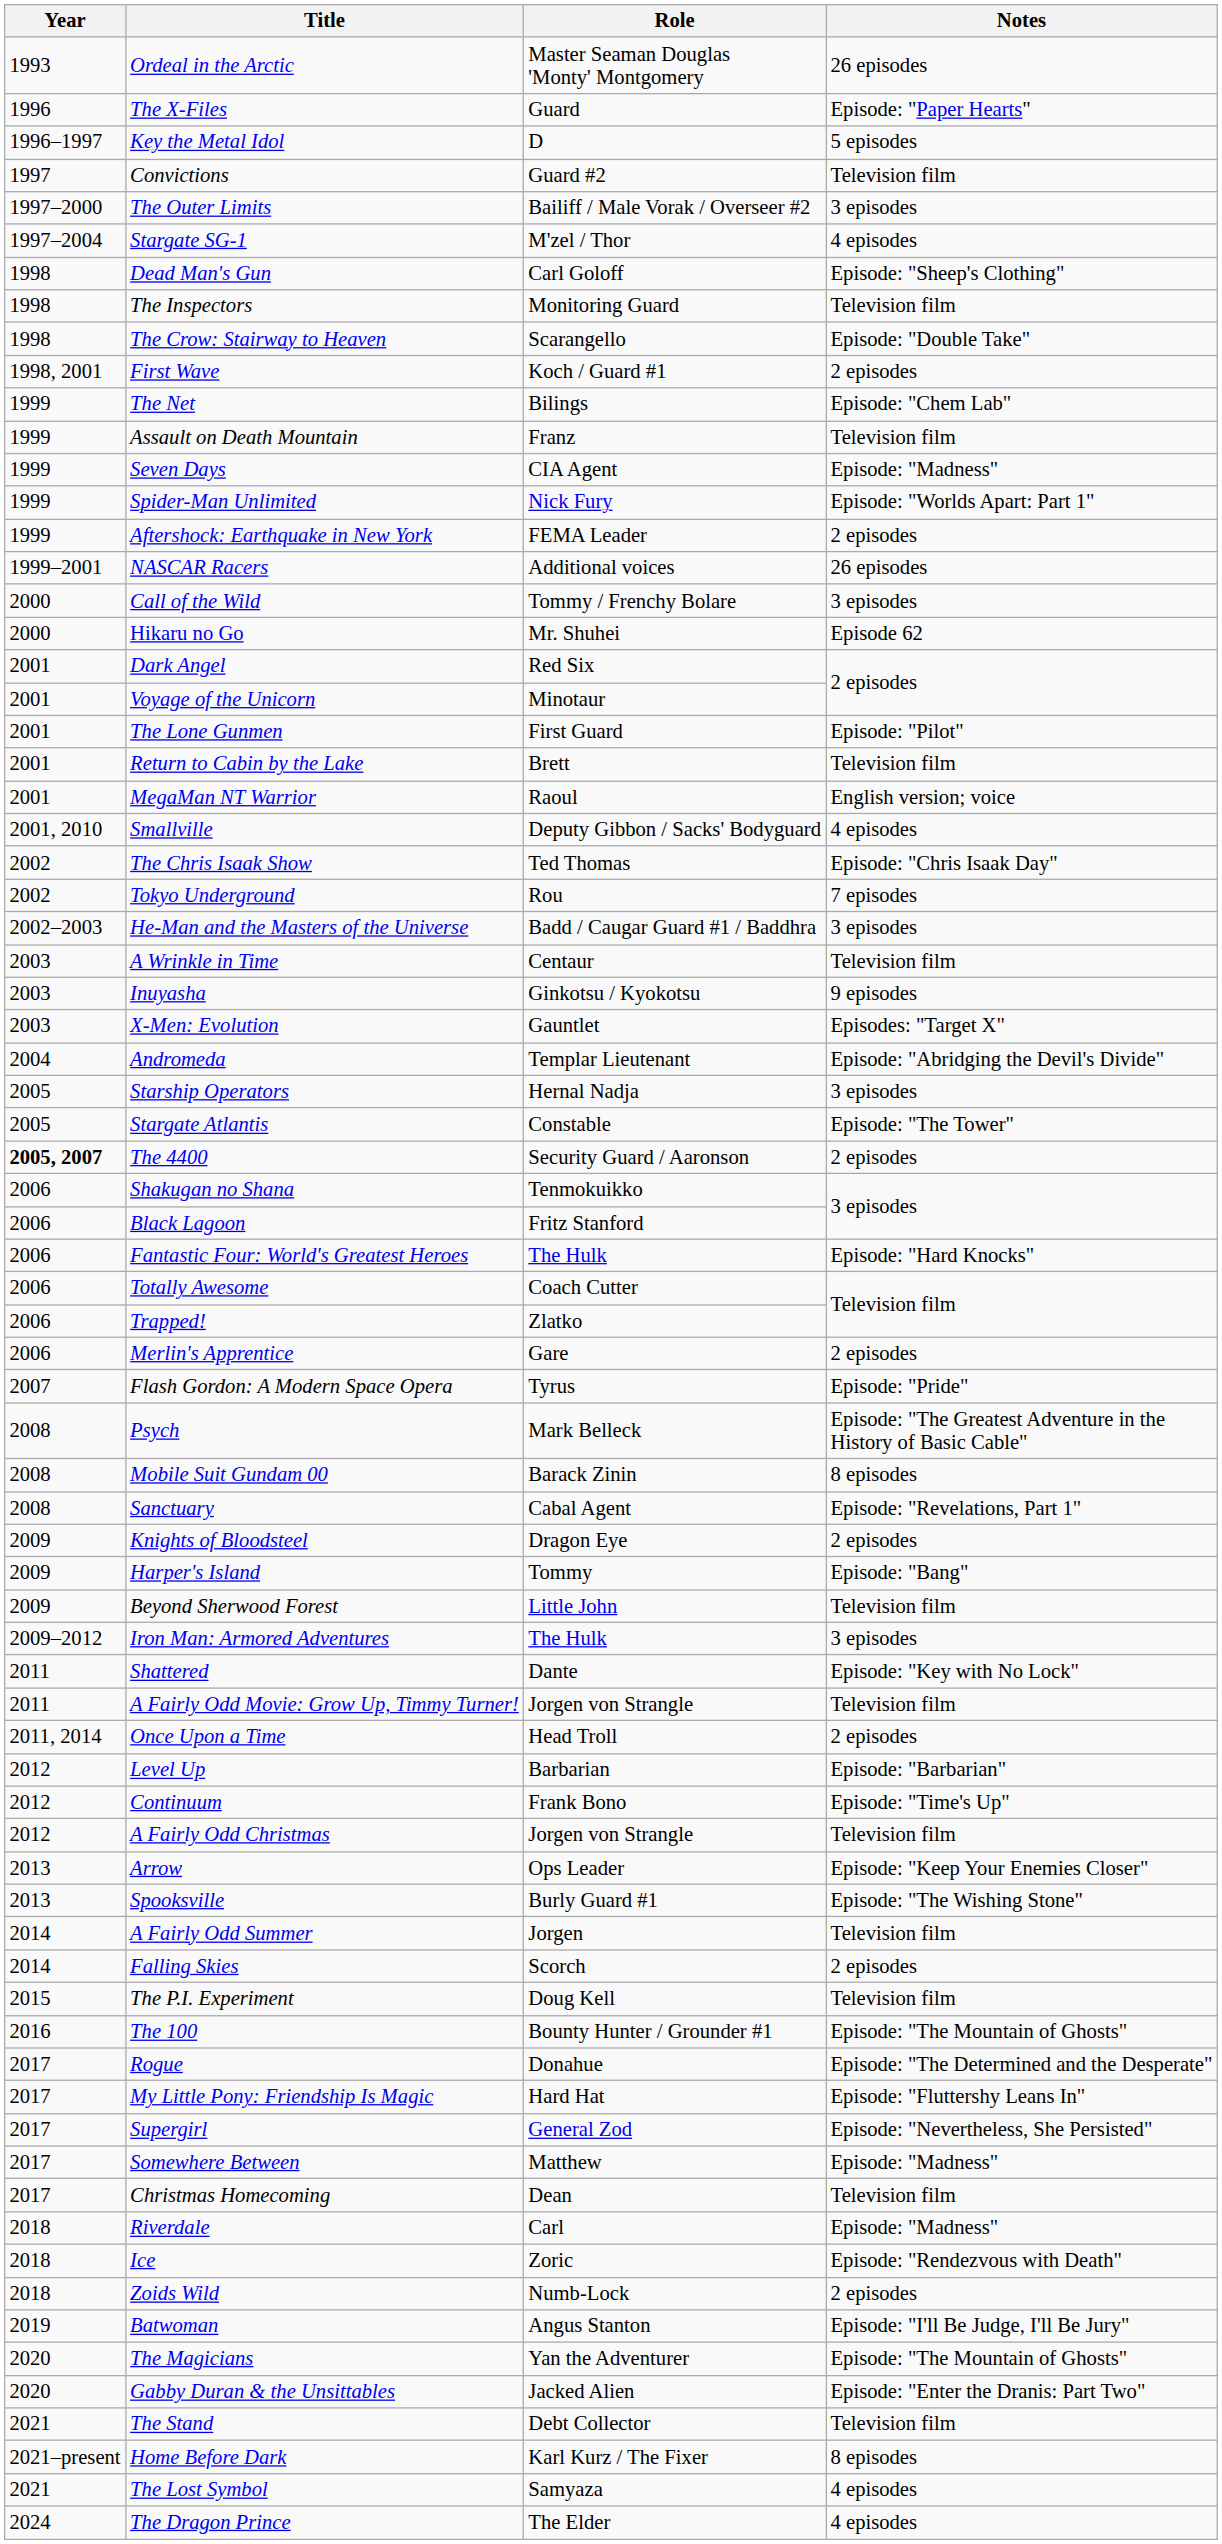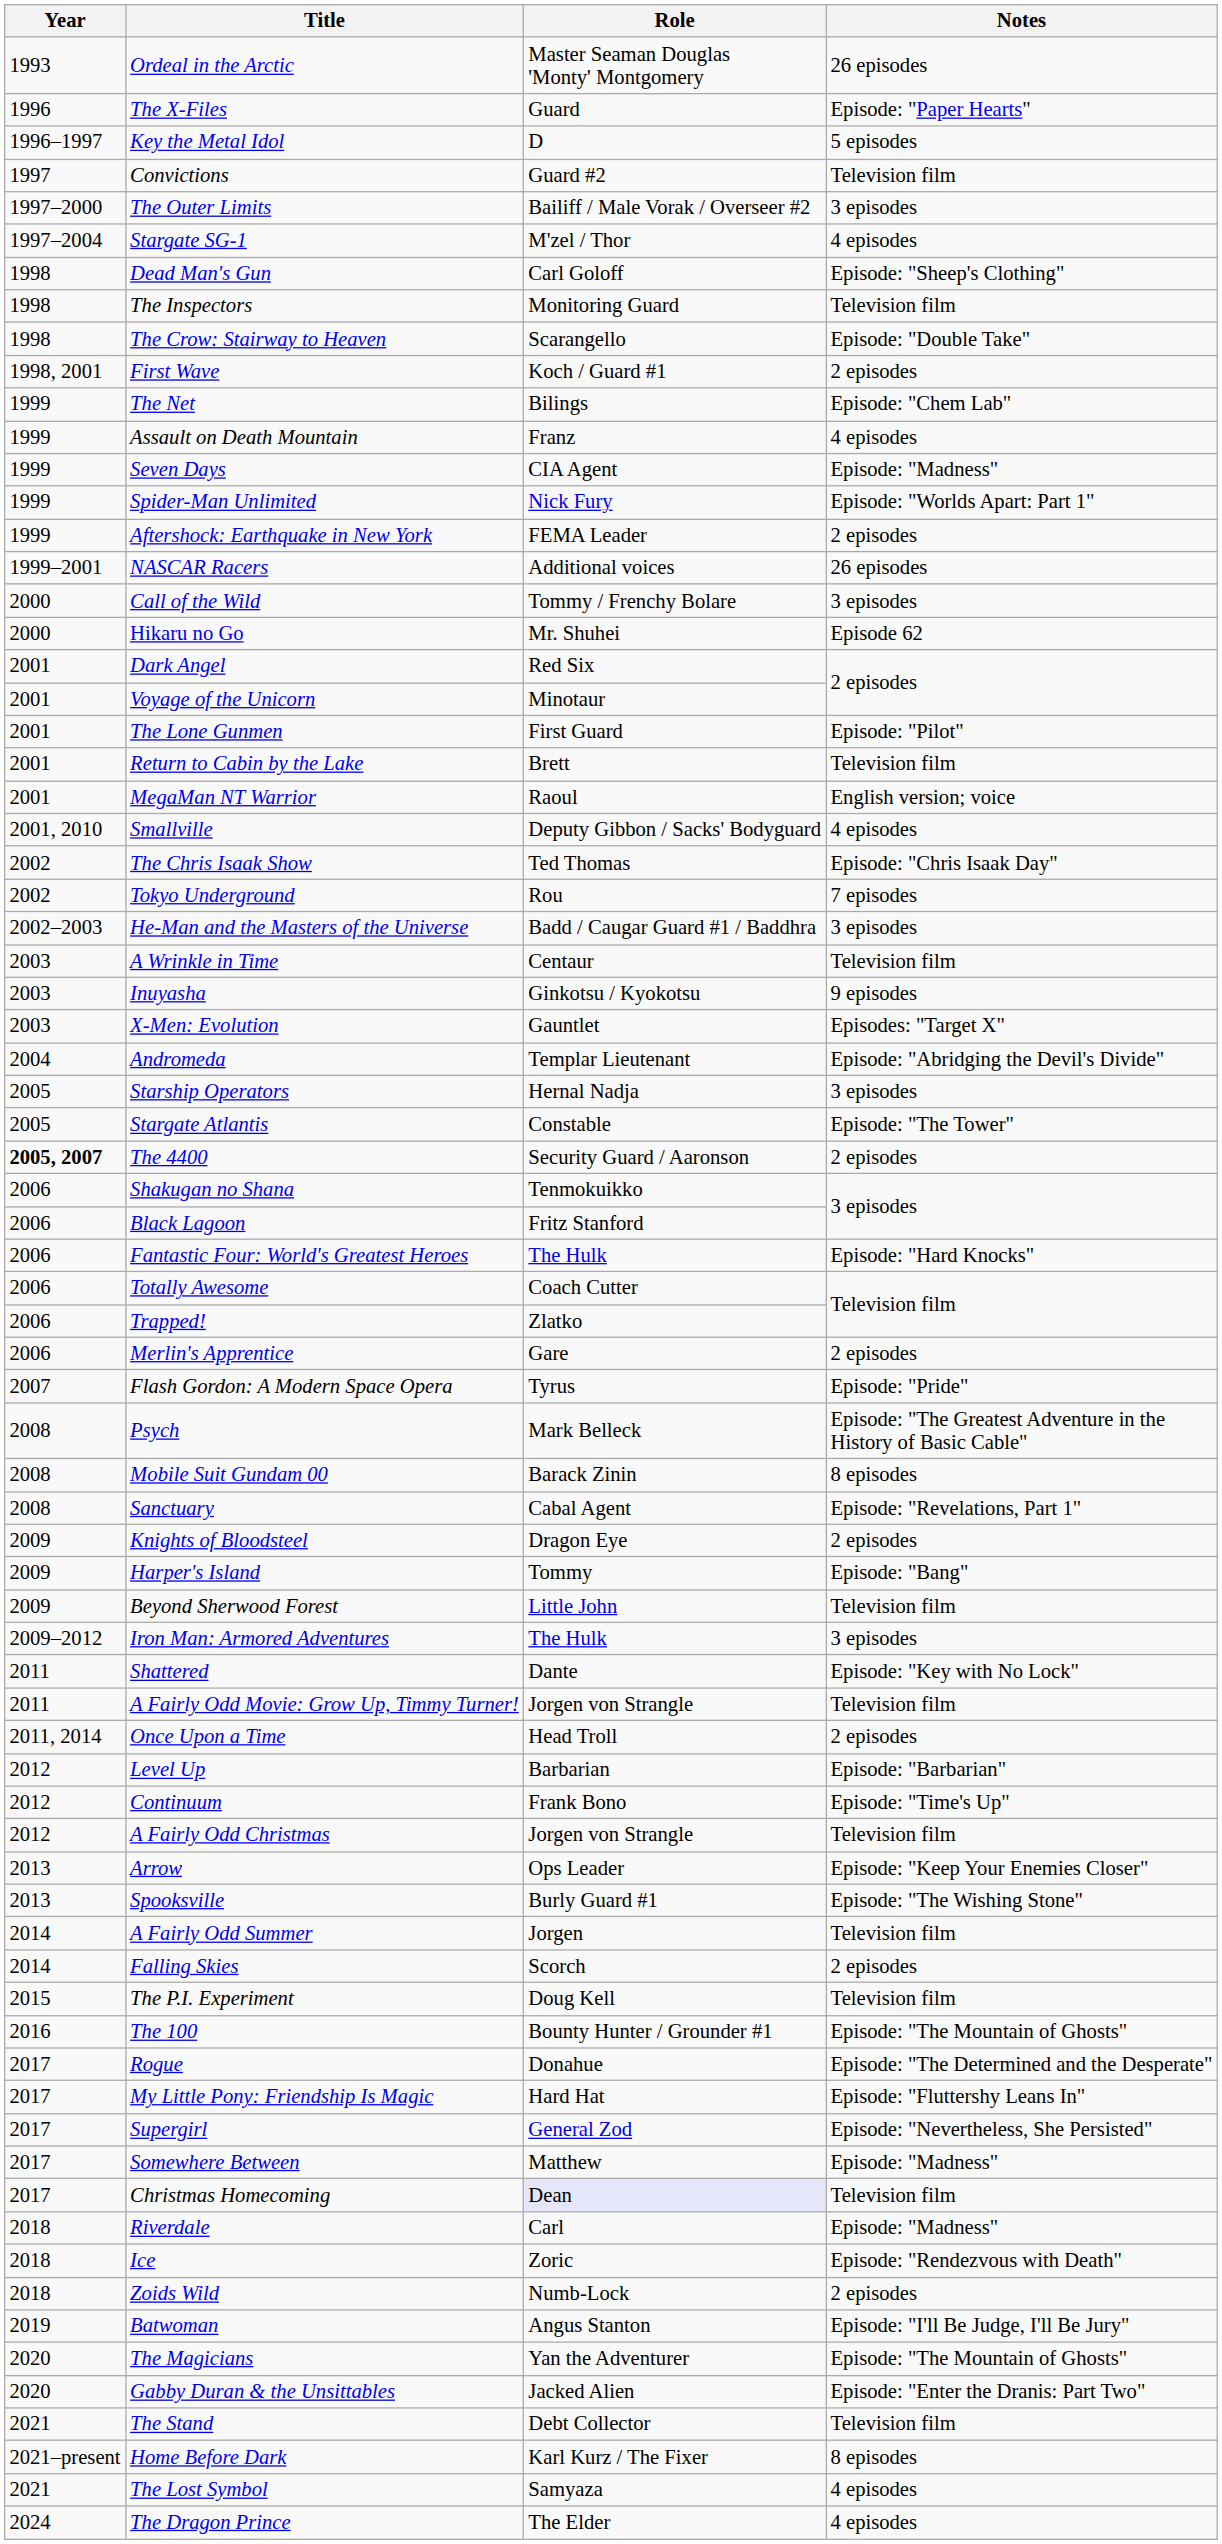(893, 436) Television film -> (874, 436) 4 episodes
(550, 2195) no background -> (550, 2195) lavender background
